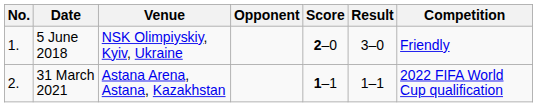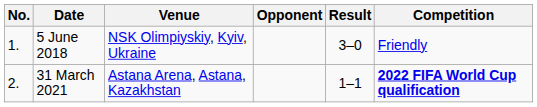- column: (325, 15)
(452, 83) normal -> (447, 83) bold
